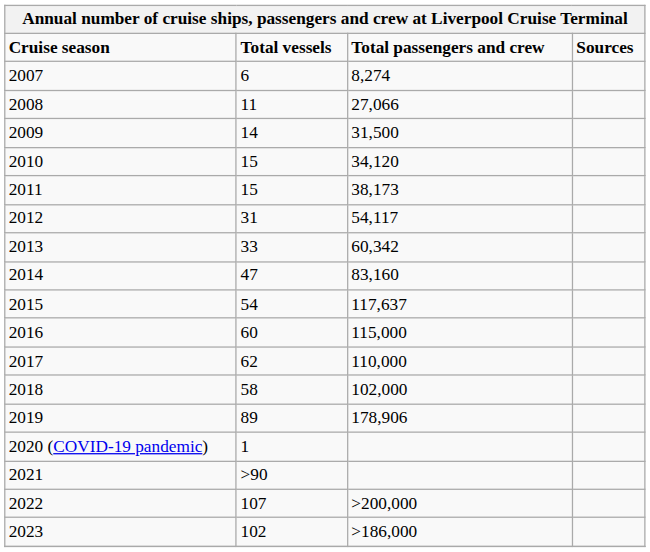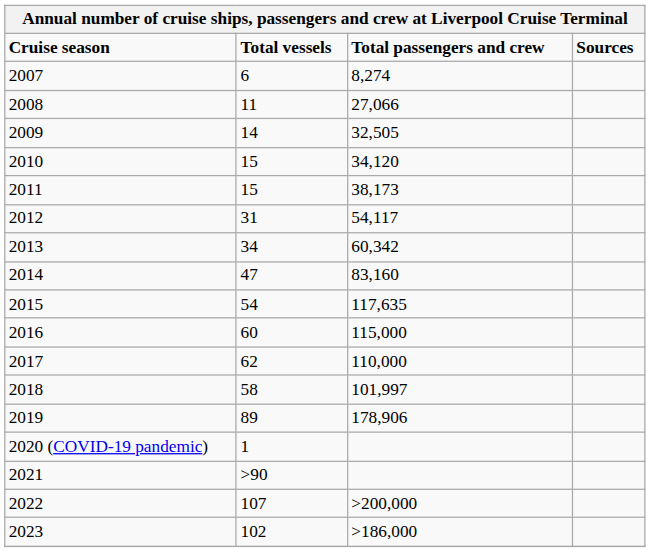(375, 132) 31,500 -> (375, 132) 32,505
(249, 246) 33 -> (249, 246) 34
(379, 303) 117,637 -> (379, 303) 117,635
(379, 389) 102,000 -> (379, 389) 101,997
